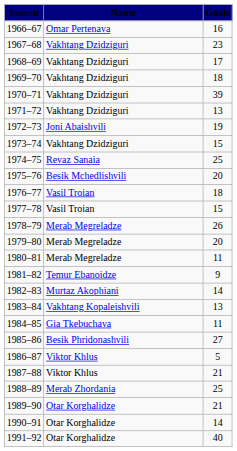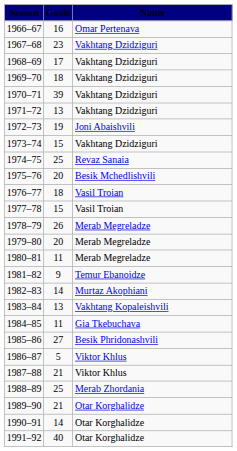columns swapped: (123, 13) <-> (218, 13)
